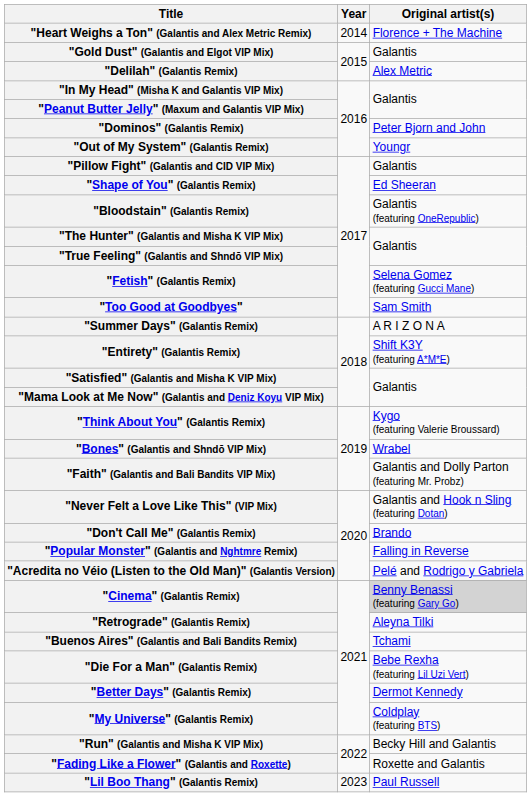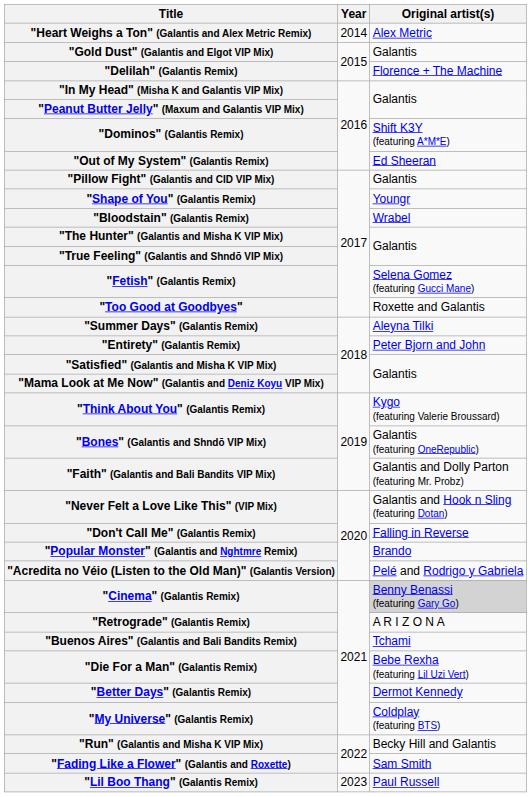(437, 33) Florence + The Machine -> (402, 33) Alex Metric
(402, 71) Alex Metric -> (437, 71) Florence + The Machine
(429, 128) Peter Bjorn and John -> (411, 134) Shift K3Y (featuring A*M*E)
(391, 147) Youngr -> (404, 160) Ed Sheeran
(404, 185) Ed Sheeran -> (391, 198) Youngr
(426, 211) Galantis (featuring OneRepublic) -> (392, 217) Wrabel
(402, 307) Sam Smith -> (429, 307) Roxette and Galantis
(409, 326) A R I Z O N A -> (403, 326) Aleyna Tilki
(411, 352) Shift K3Y (featuring A*M*E) -> (429, 345) Peter Bjorn and John
(392, 448) Wrabel -> (426, 441) Galantis (featuring OneRepublic)
(392, 532) Brando -> (421, 532) Falling in Reverse
(421, 551) Falling in Reverse -> (392, 551) Brando
(403, 622) Aleyna Tilki -> (409, 622) A R I Z O N A
(429, 763) Roxette and Galantis -> (402, 763) Sam Smith
